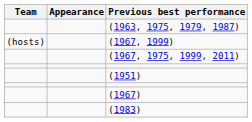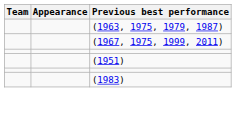- row: (26, 41)
- row: (26, 95)
